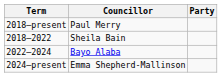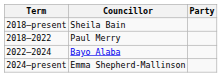(95, 25) Paul Merry -> (98, 25) Sheila Bain
(98, 38) Sheila Bain -> (95, 38) Paul Merry
